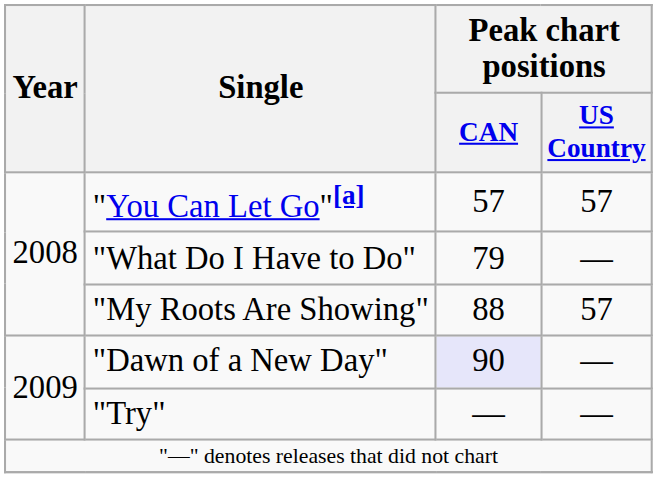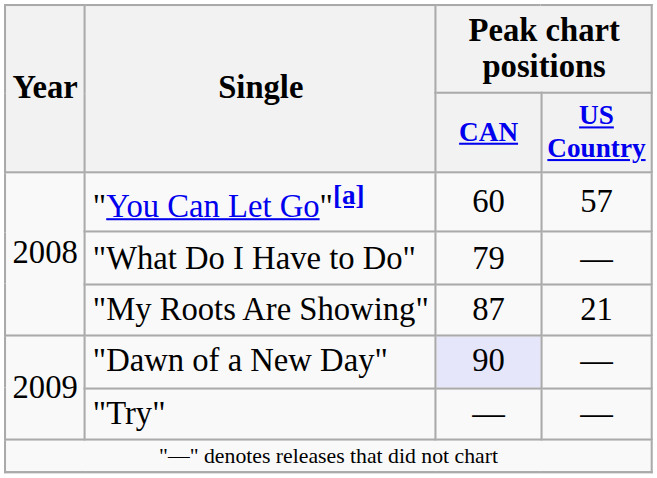(489, 201) 57 -> (489, 201) 60
(489, 309) 88 -> (489, 309) 87
(596, 309) 57 -> (596, 309) 21
